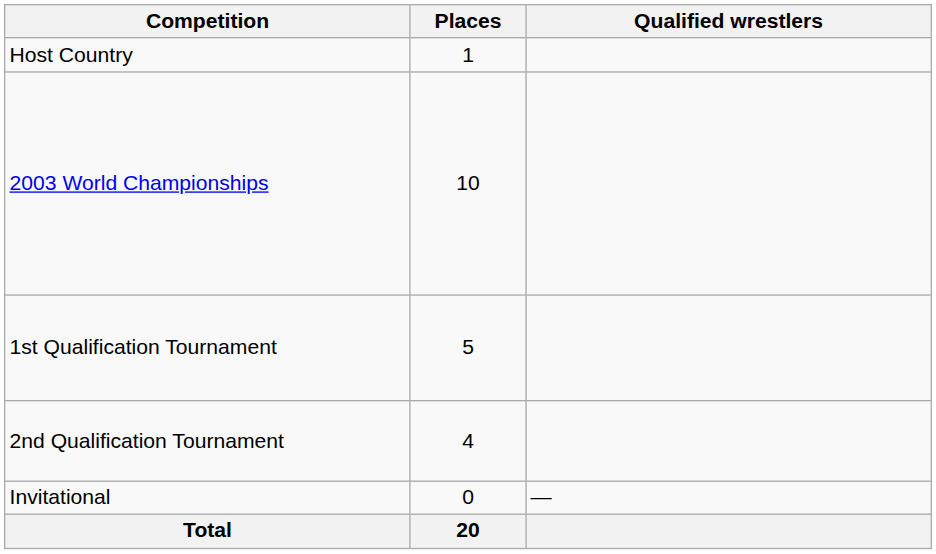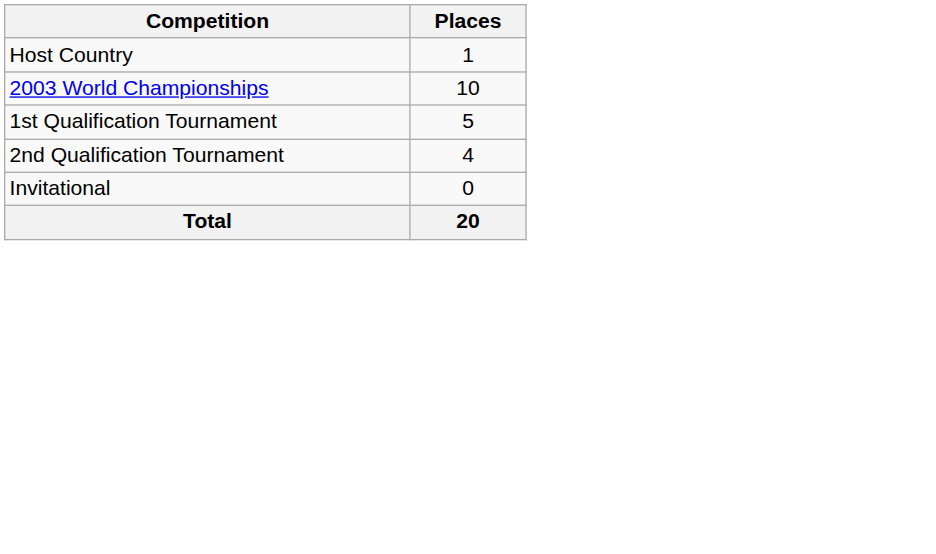- column: (729, 21)
